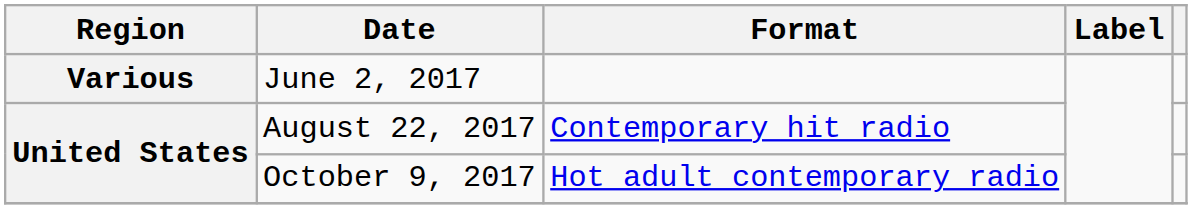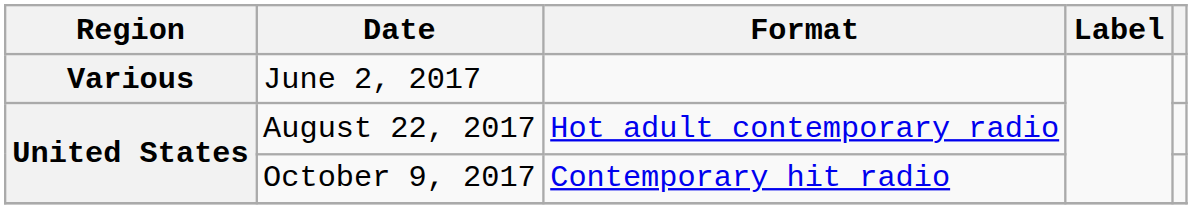(750, 129) Contemporary hit radio -> (805, 129) Hot adult contemporary radio
(805, 178) Hot adult contemporary radio -> (750, 178) Contemporary hit radio
